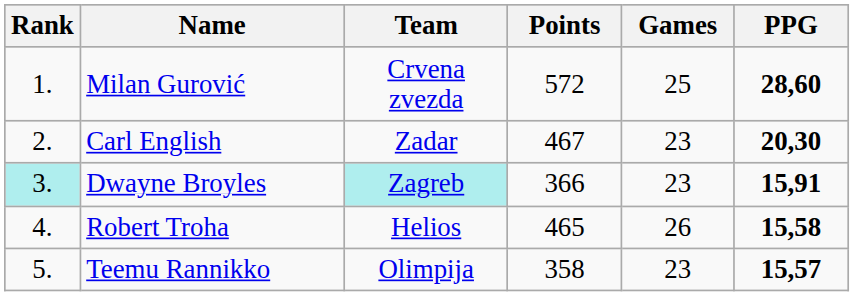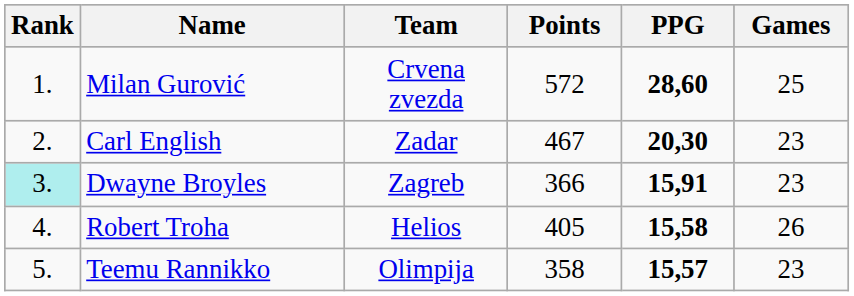columns swapped: (678, 25) <-> (791, 25)
(426, 183) paleturquoise background -> (426, 183) no background
(565, 226) 465 -> (565, 226) 405
